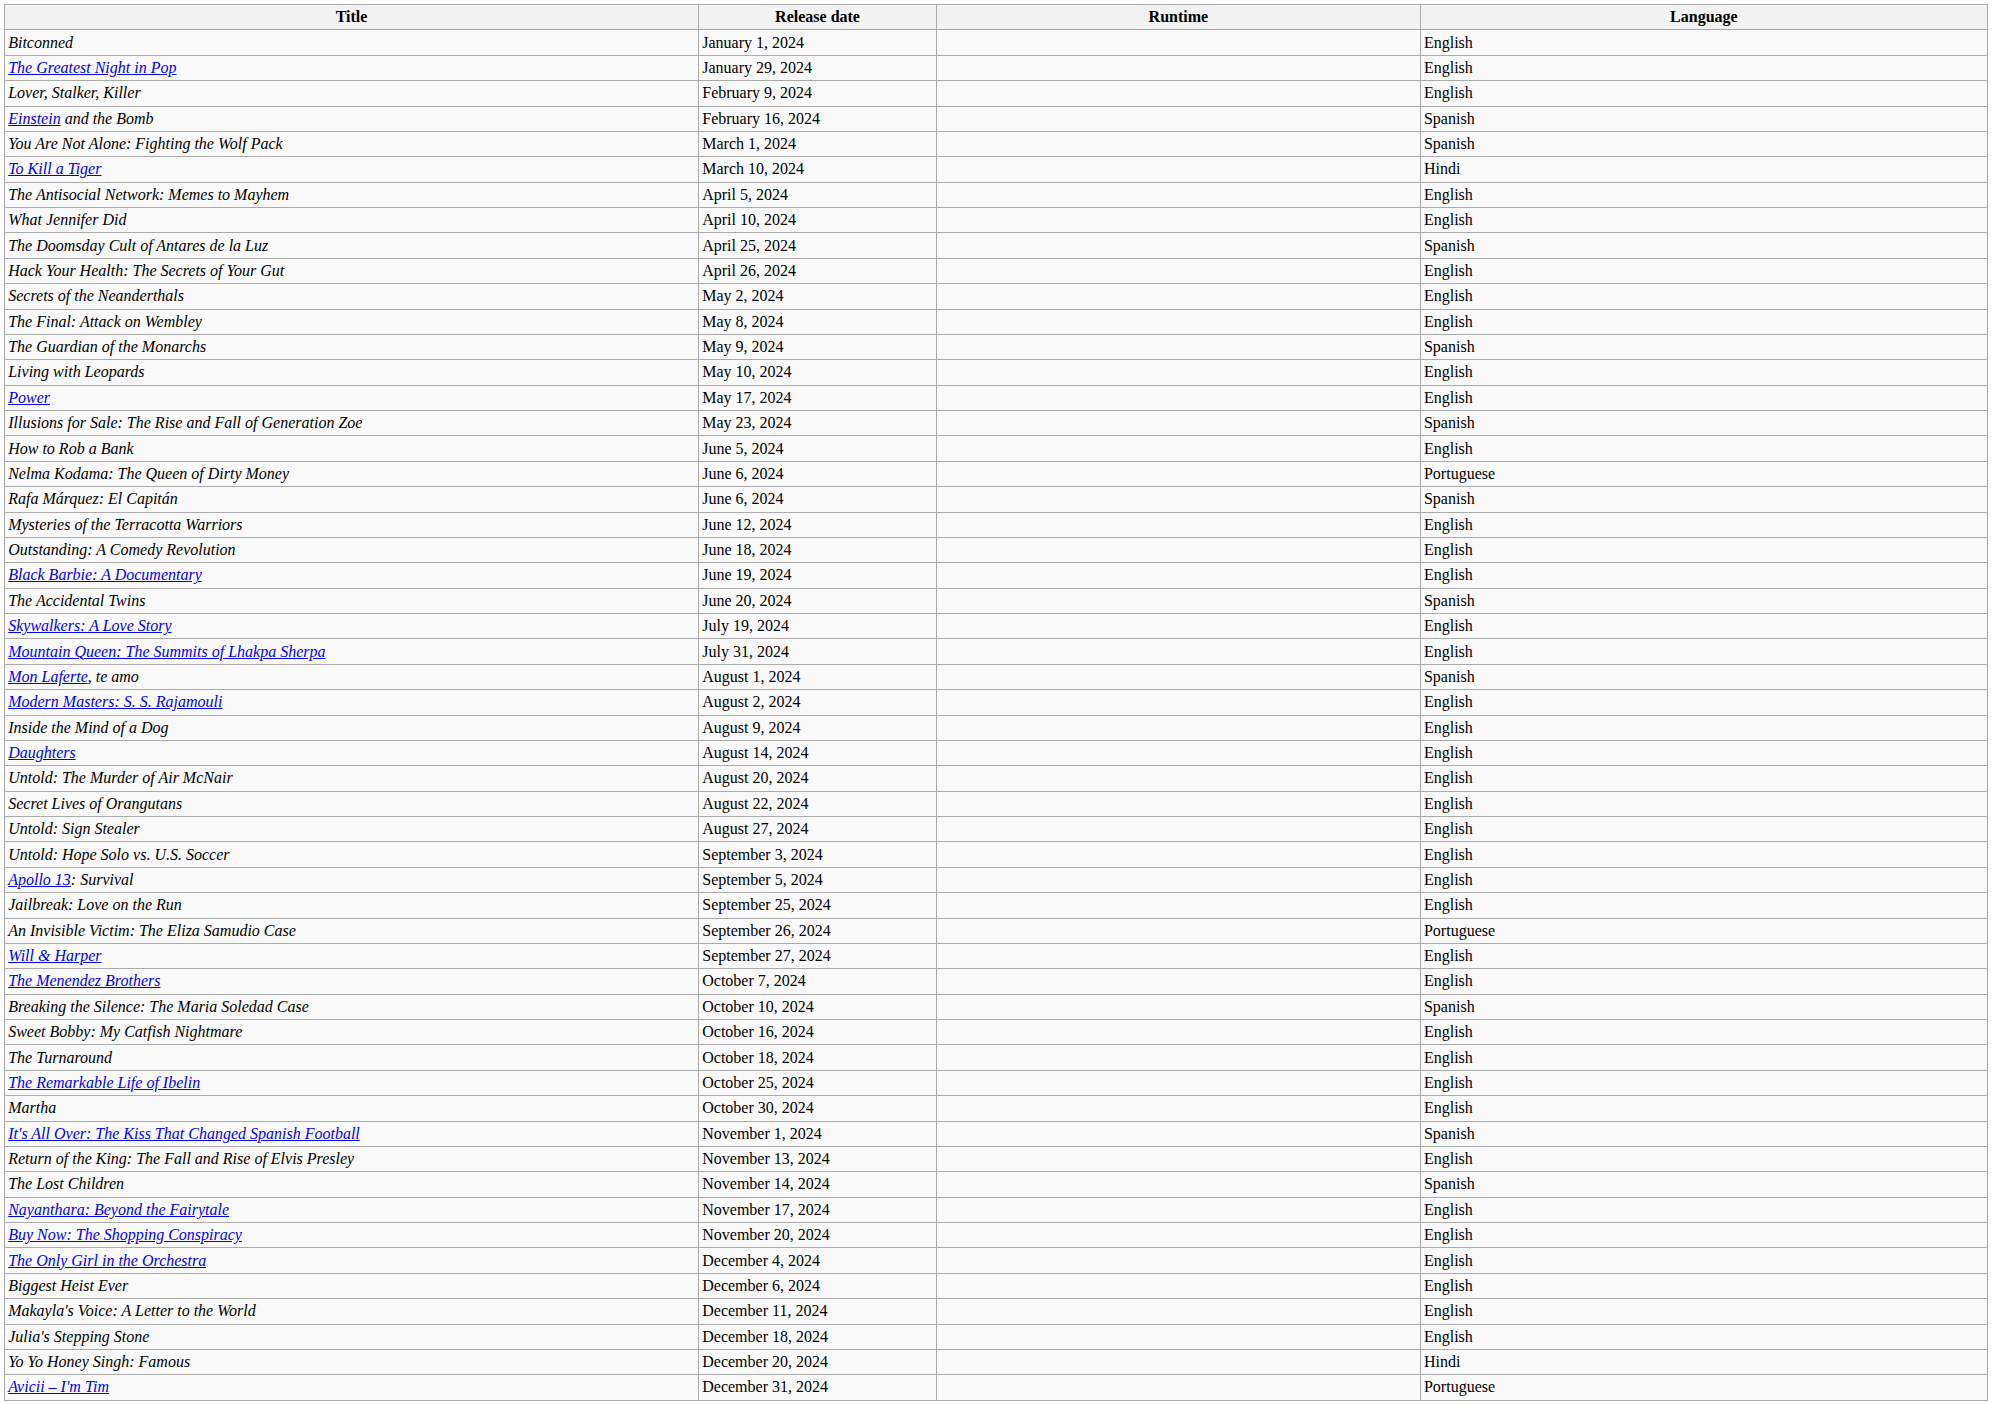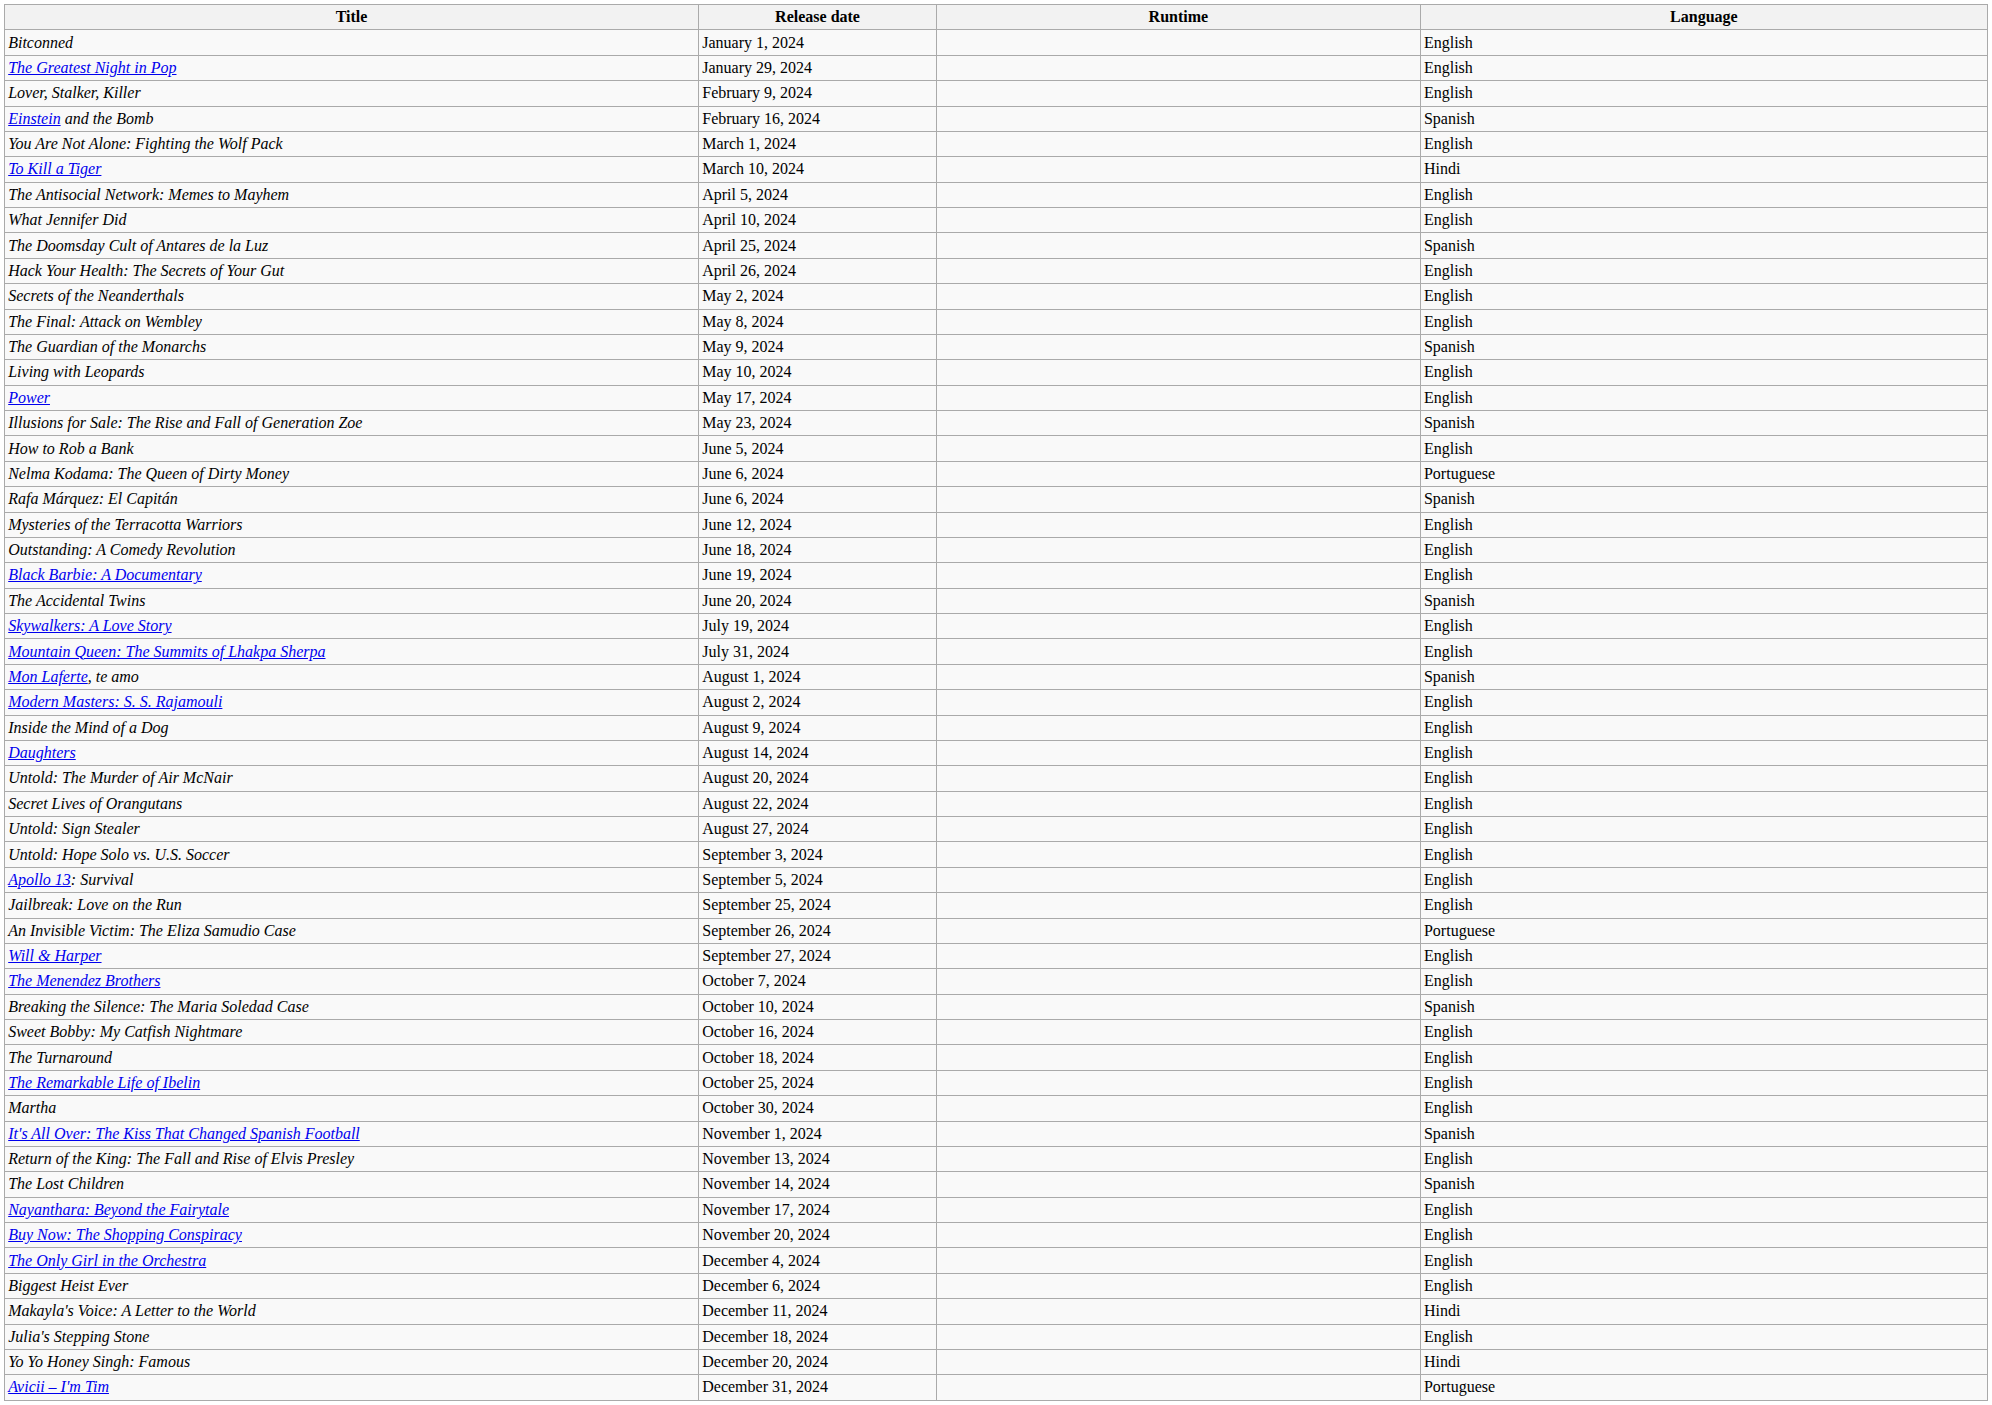(1449, 144) Spanish -> (1448, 144) English
(1448, 1311) English -> (1442, 1311) Hindi
